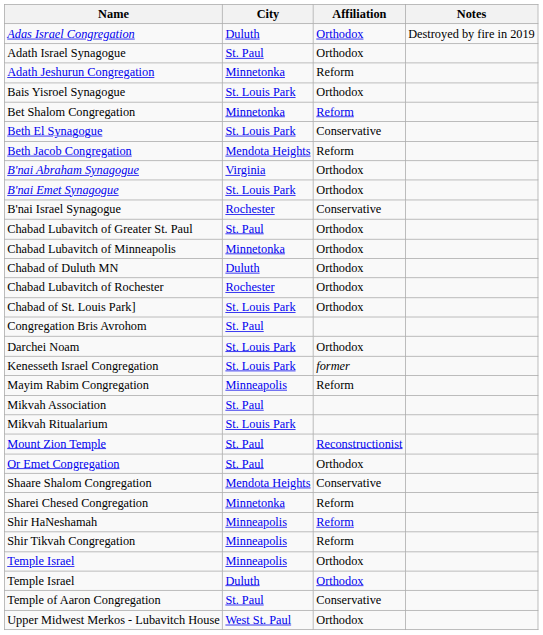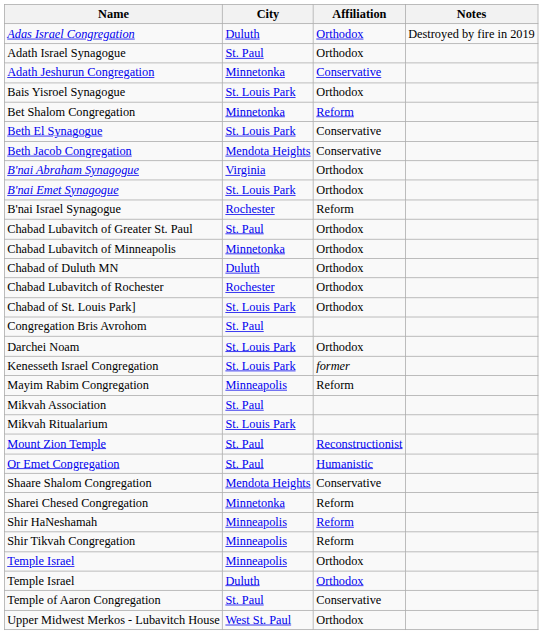(335, 72) Reform -> (349, 72) Conservative
(335, 151) Reform -> (349, 151) Conservative
(349, 209) Conservative -> (335, 209) Reform
(340, 463) Orthodox -> (345, 463) Humanistic
